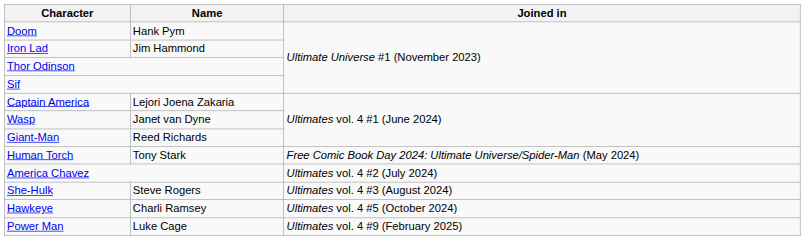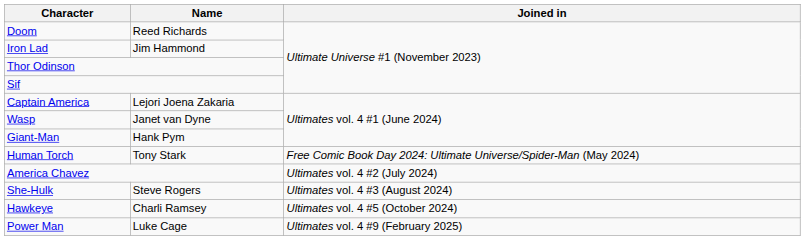(159, 31) Hank Pym -> (170, 31) Reed Richards
(170, 137) Reed Richards -> (159, 137) Hank Pym
